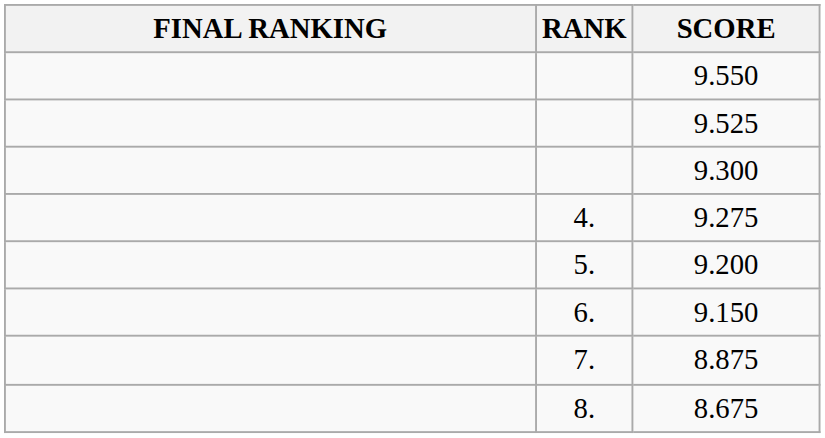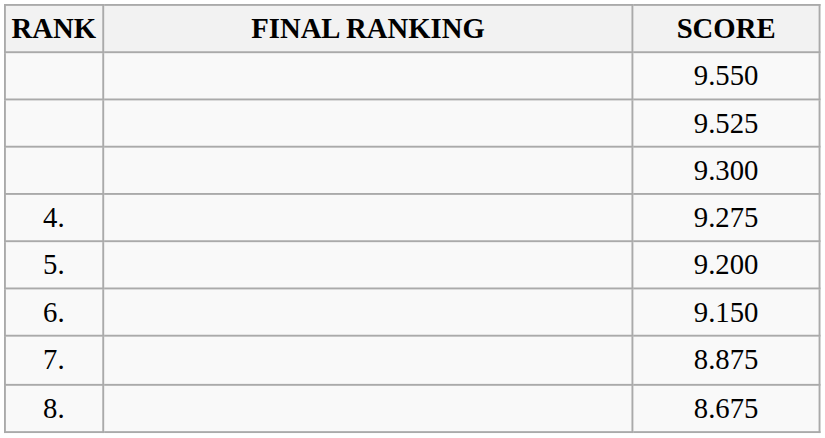columns swapped: (584, 28) <-> (270, 28)
